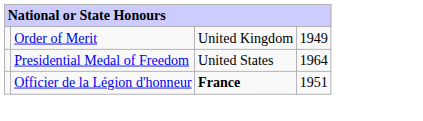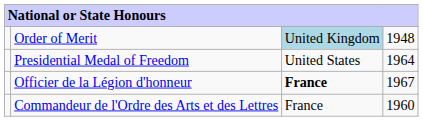(246, 37) no background -> (332, 37) lightblue background
(314, 37) 1949 -> (400, 37) 1948
(314, 82) 1951 -> (400, 82) 1967
+ row: (146, 104)
